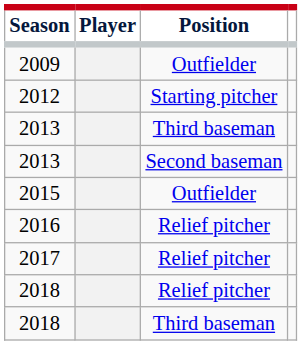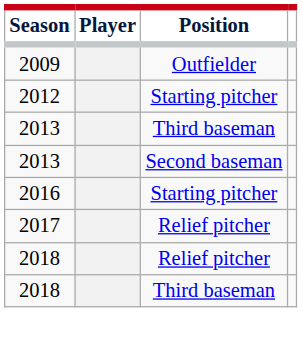- row: (40, 193)
- row: (40, 225)
+ row: (40, 193)
